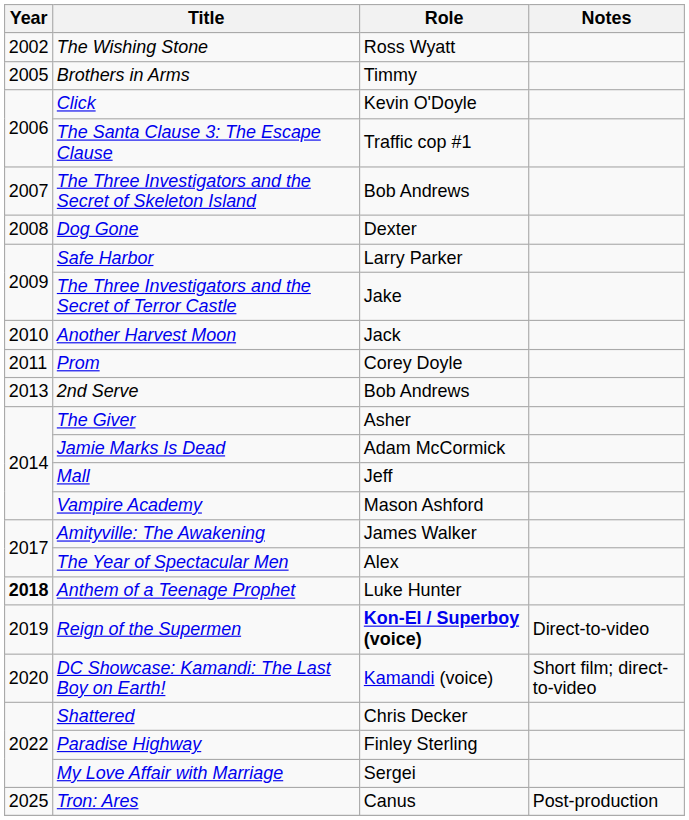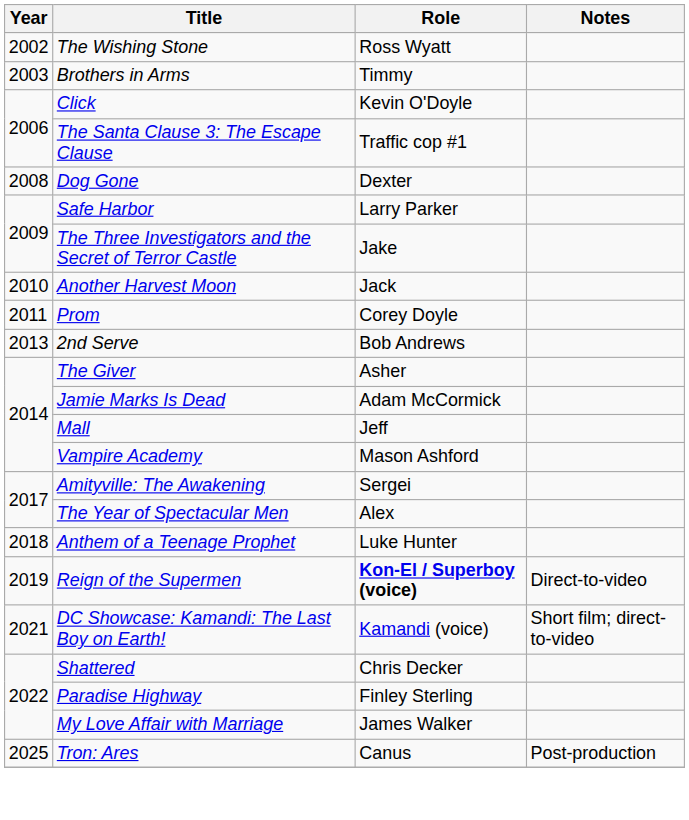(29, 75) 2005 -> (29, 75) 2003
- row: (184, 191)
(420, 533) James Walker -> (385, 485) Sergei
(29, 590) bold -> (29, 542) normal
(29, 677) 2020 -> (29, 629) 2021
(390, 773) Sergei -> (416, 724) James Walker
